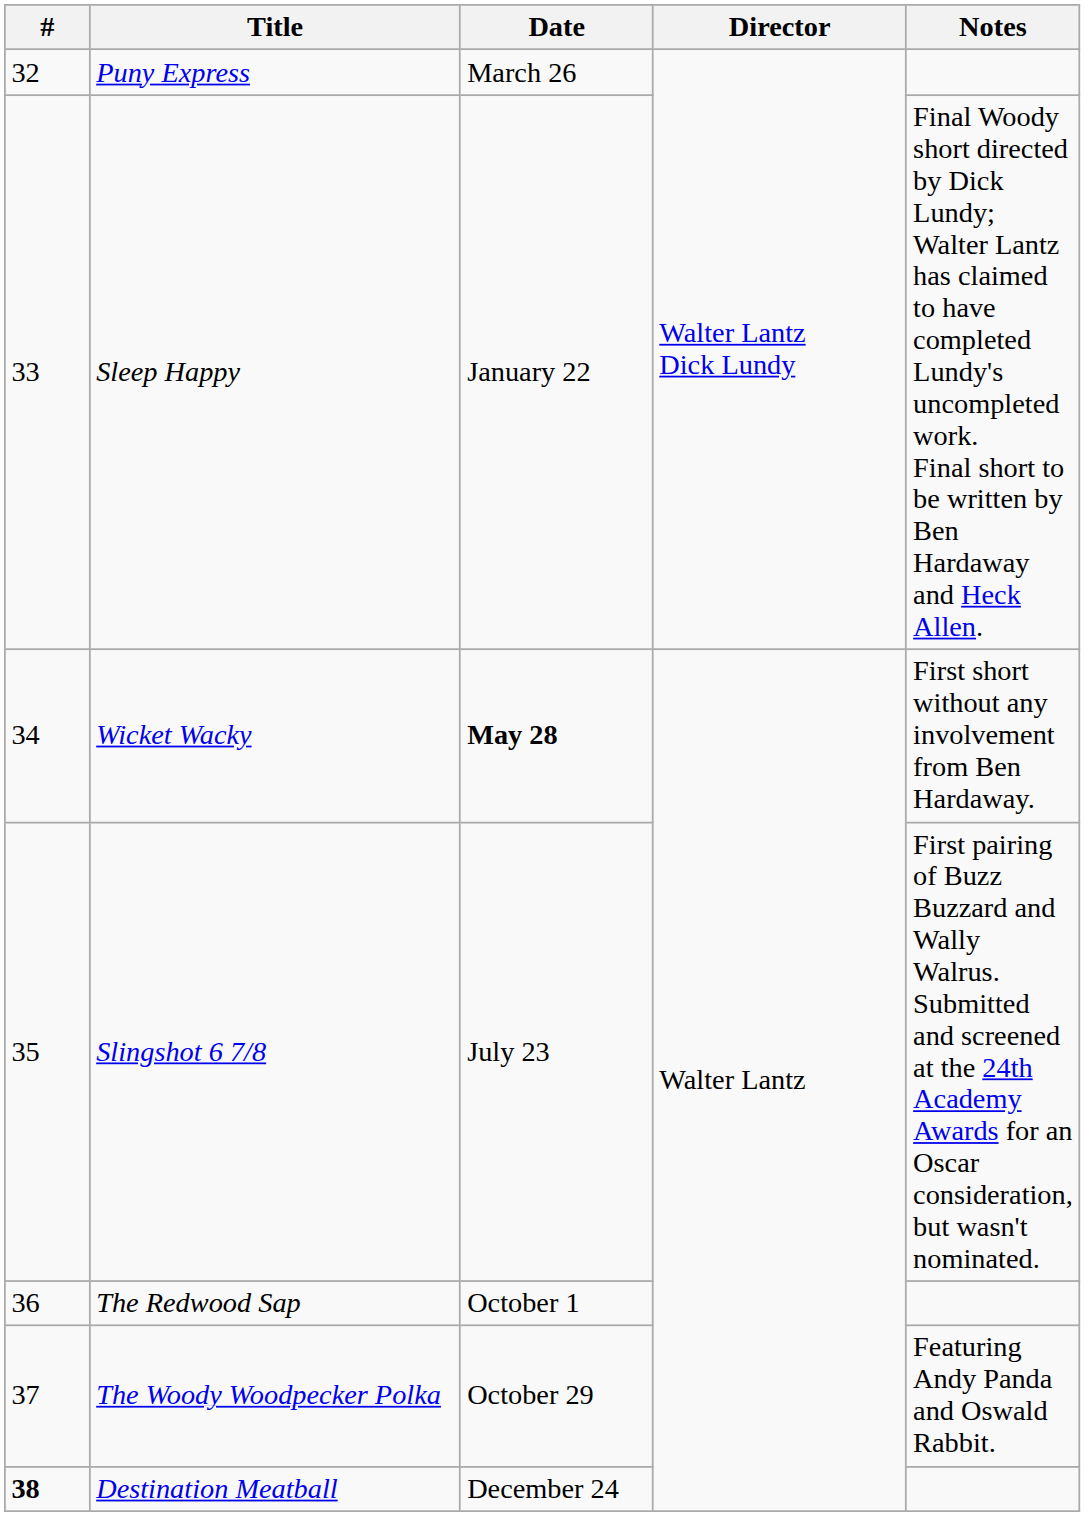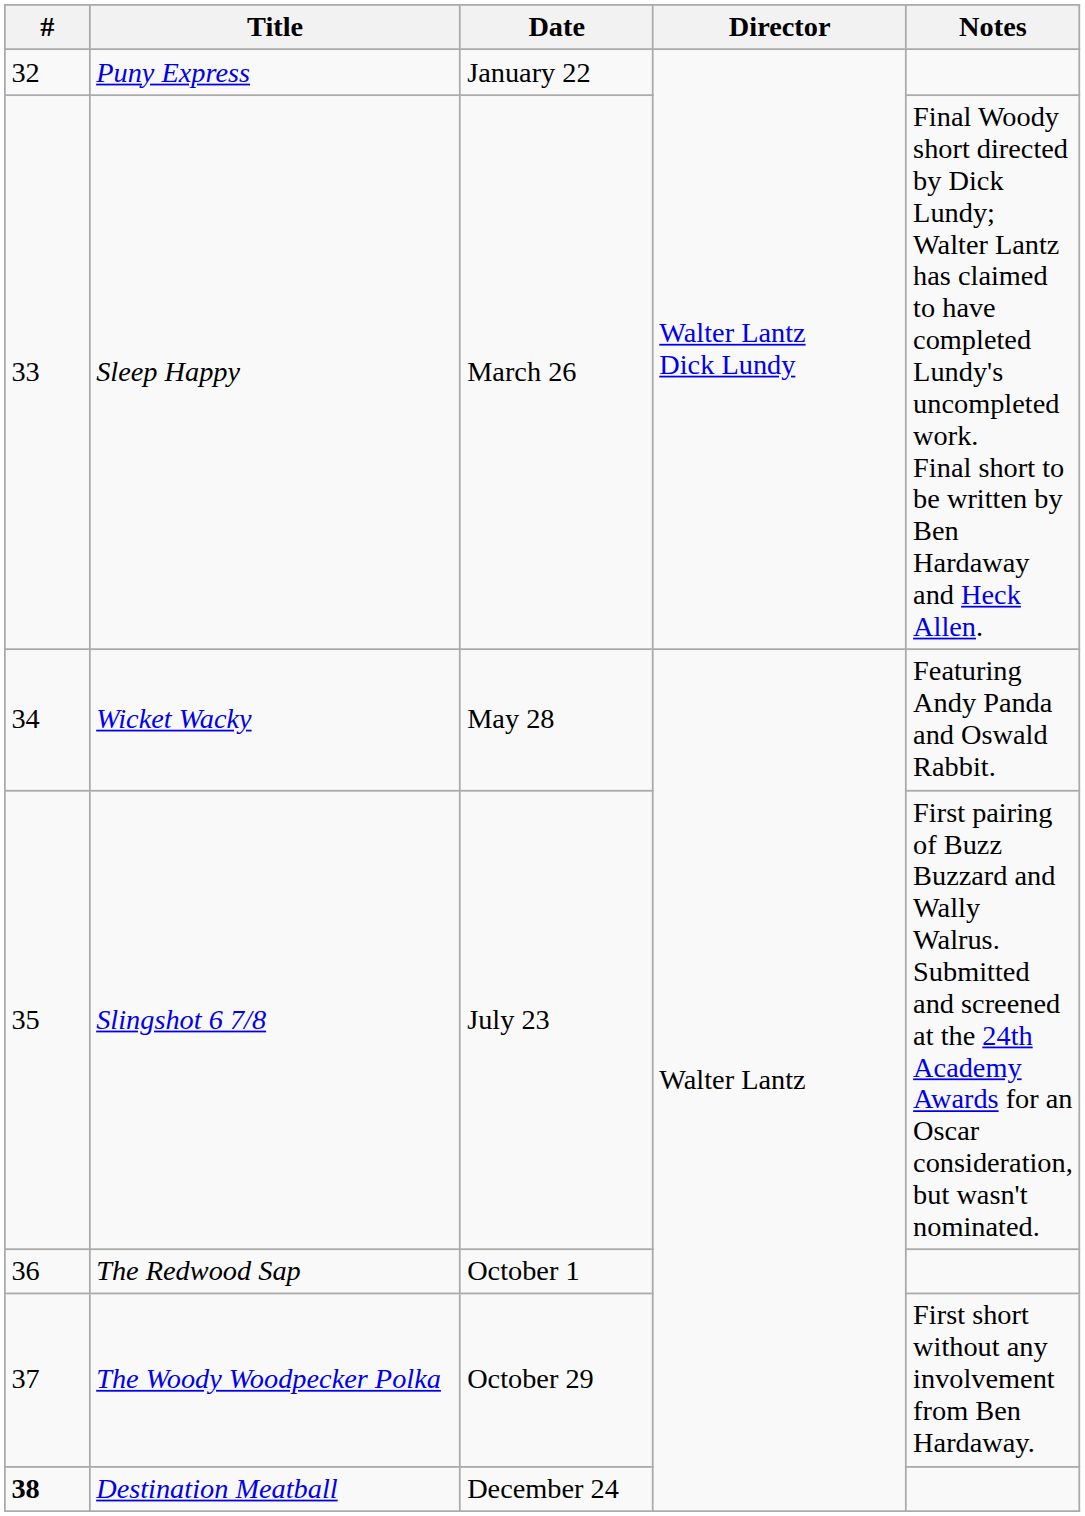(522, 71) March 26 -> (529, 71) January 22
(529, 371) January 22 -> (522, 371) March 26
(512, 735) bold -> (511, 719) normal
(984, 735) First short without any involvement from Ben Hardaway. -> (983, 719) Featuring Andy Panda and Oswald Rabbit.
(983, 1395) Featuring Andy Panda and Oswald Rabbit. -> (984, 1379) First short without any involvement from Ben Hardaway.
